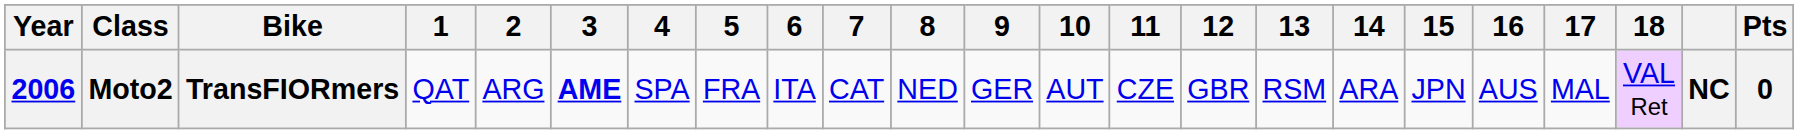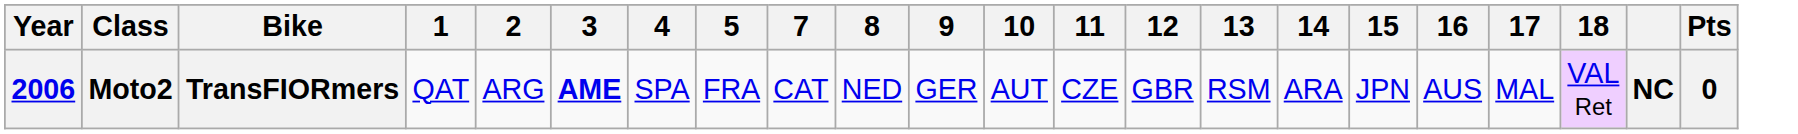- column: (795, 27)
